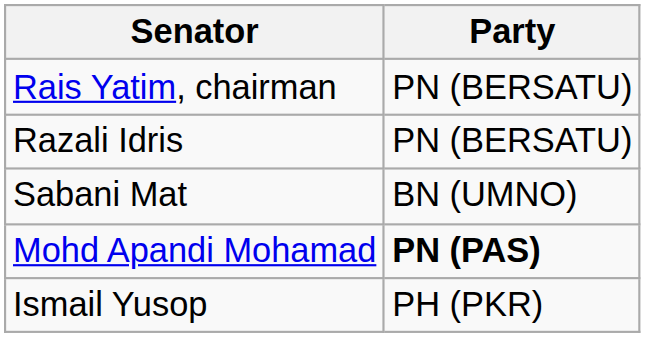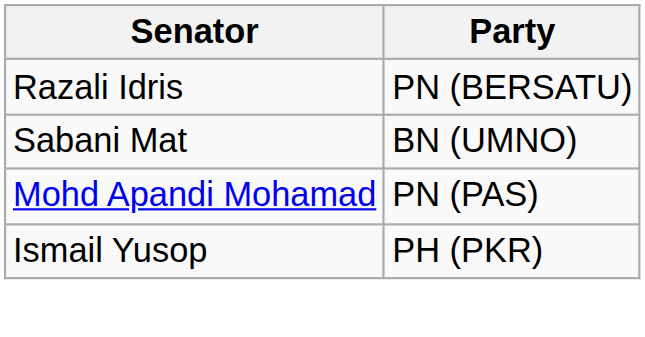- row: (175, 86)
(466, 250) bold -> (465, 195) normal
